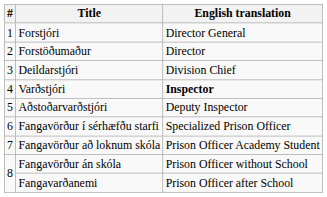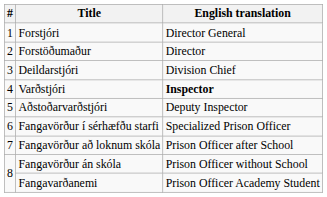(243, 145) Prison Officer Academy Student -> (230, 145) Prison Officer after School
(230, 182) Prison Officer after School -> (243, 182) Prison Officer Academy Student
